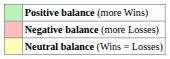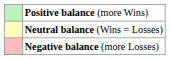rows swapped: (94, 46) <-> (92, 29)
